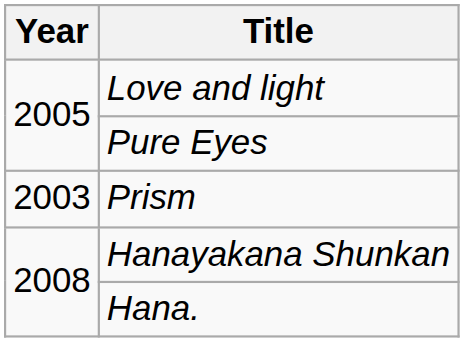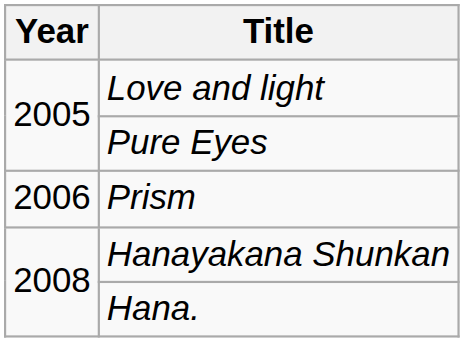(52, 198) 2003 -> (52, 198) 2006
